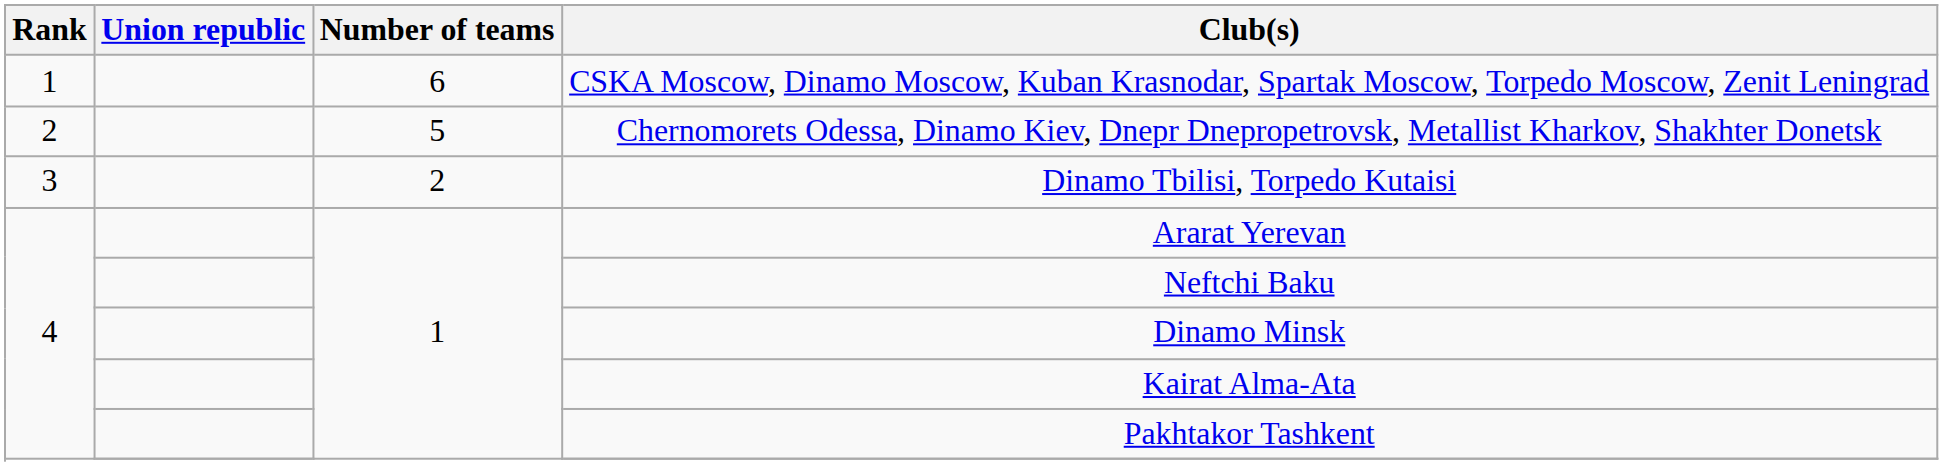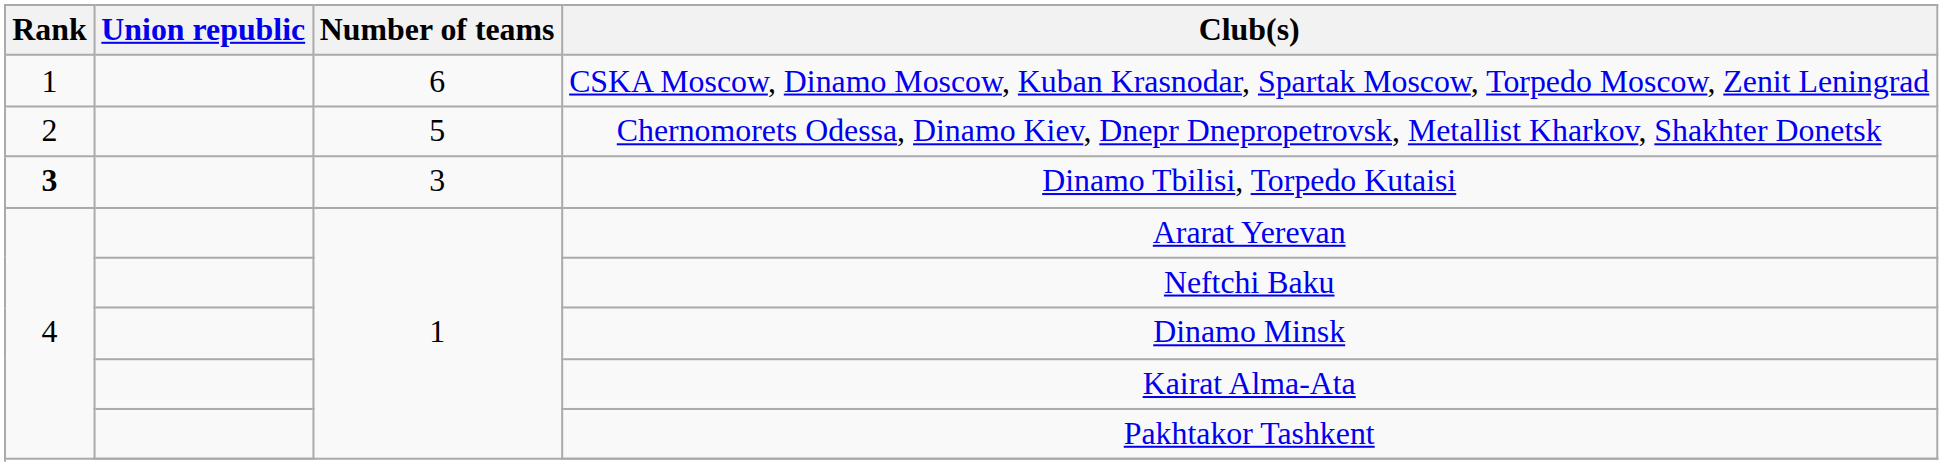(49, 181) normal -> (49, 181) bold
(437, 181) 2 -> (437, 181) 3
